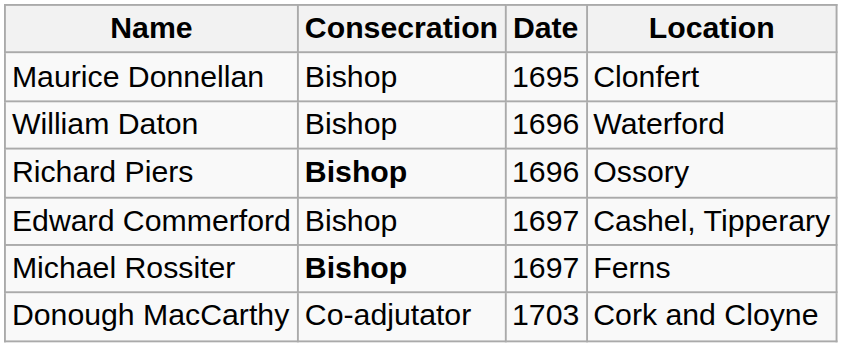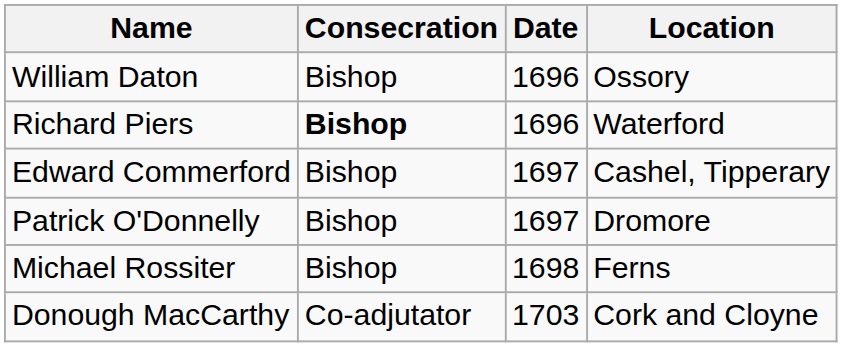- row: (138, 76)
(659, 124) Waterford -> (641, 76) Ossory
(641, 172) Ossory -> (659, 124) Waterford
+ row: (136, 220)
(356, 268) bold -> (351, 268) normal
(546, 268) 1697 -> (546, 268) 1698
